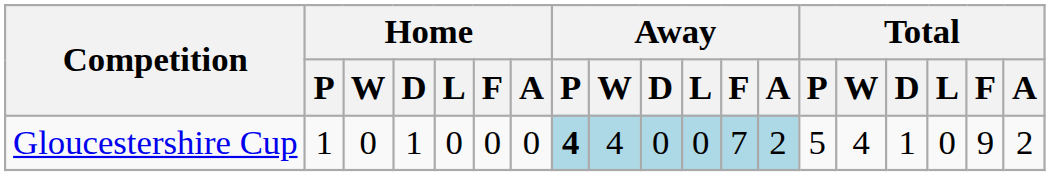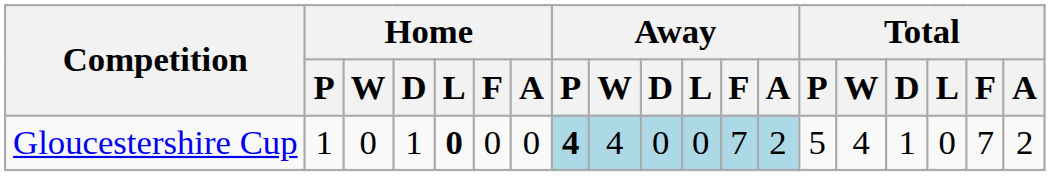(454, 142) normal -> (454, 142) bold
(985, 142) 9 -> (985, 142) 7
